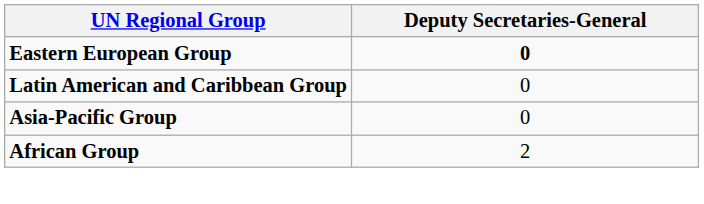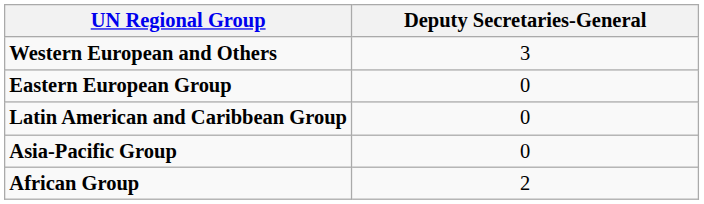+ row: (143, 53)
(525, 53) bold -> (525, 85) normal
